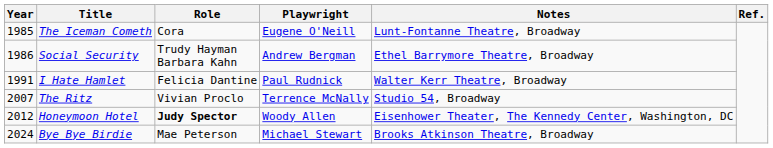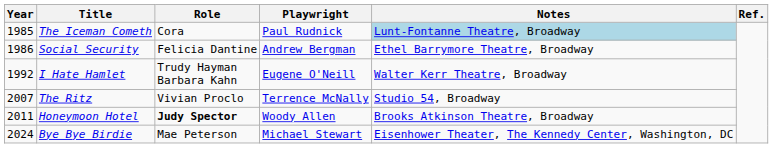(309, 31) Eugene O'Neill -> (302, 31) Paul Rudnick
(477, 31) no background -> (477, 31) lightblue background
(197, 56) Trudy Hayman Barbara Kahn -> (207, 49) Felicia Dantine
(20, 80) 1991 -> (20, 74) 1992
(207, 80) Felicia Dantine -> (197, 74) Trudy Hayman Barbara Kahn
(302, 80) Paul Rudnick -> (309, 74) Eugene O'Neill
(20, 116) 2012 -> (20, 116) 2011
(554, 116) Eisenhower Theater, The Kennedy Center, Washington, DC -> (484, 116) Brooks Atkinson Theatre, Broadway
(484, 134) Brooks Atkinson Theatre, Broadway -> (554, 134) Eisenhower Theater, The Kennedy Center, Washington, DC
